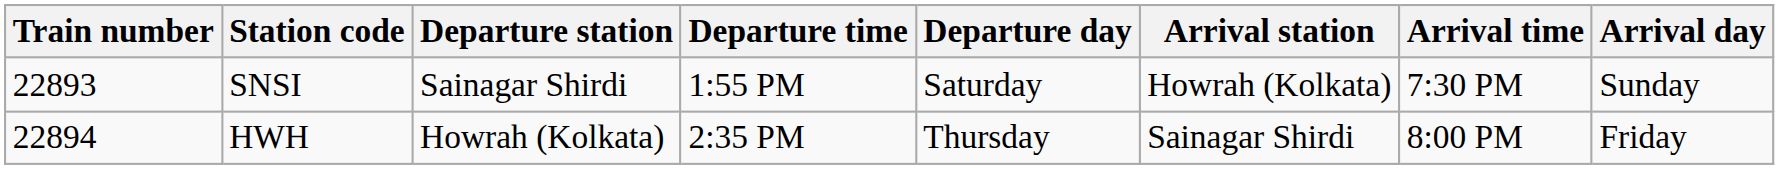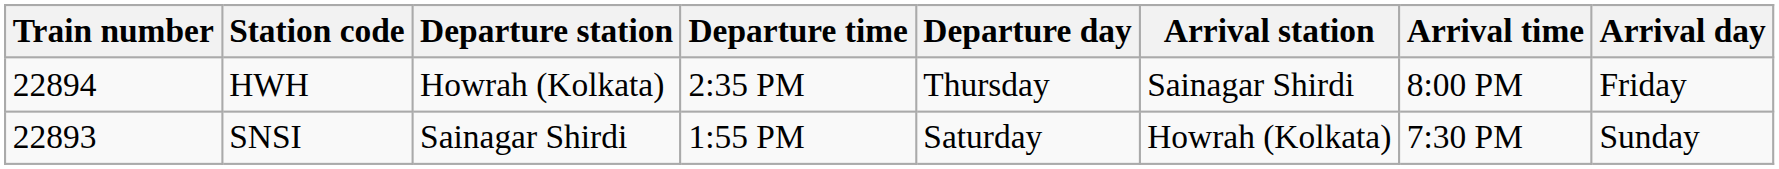rows swapped: (265, 84) <-> (269, 137)
